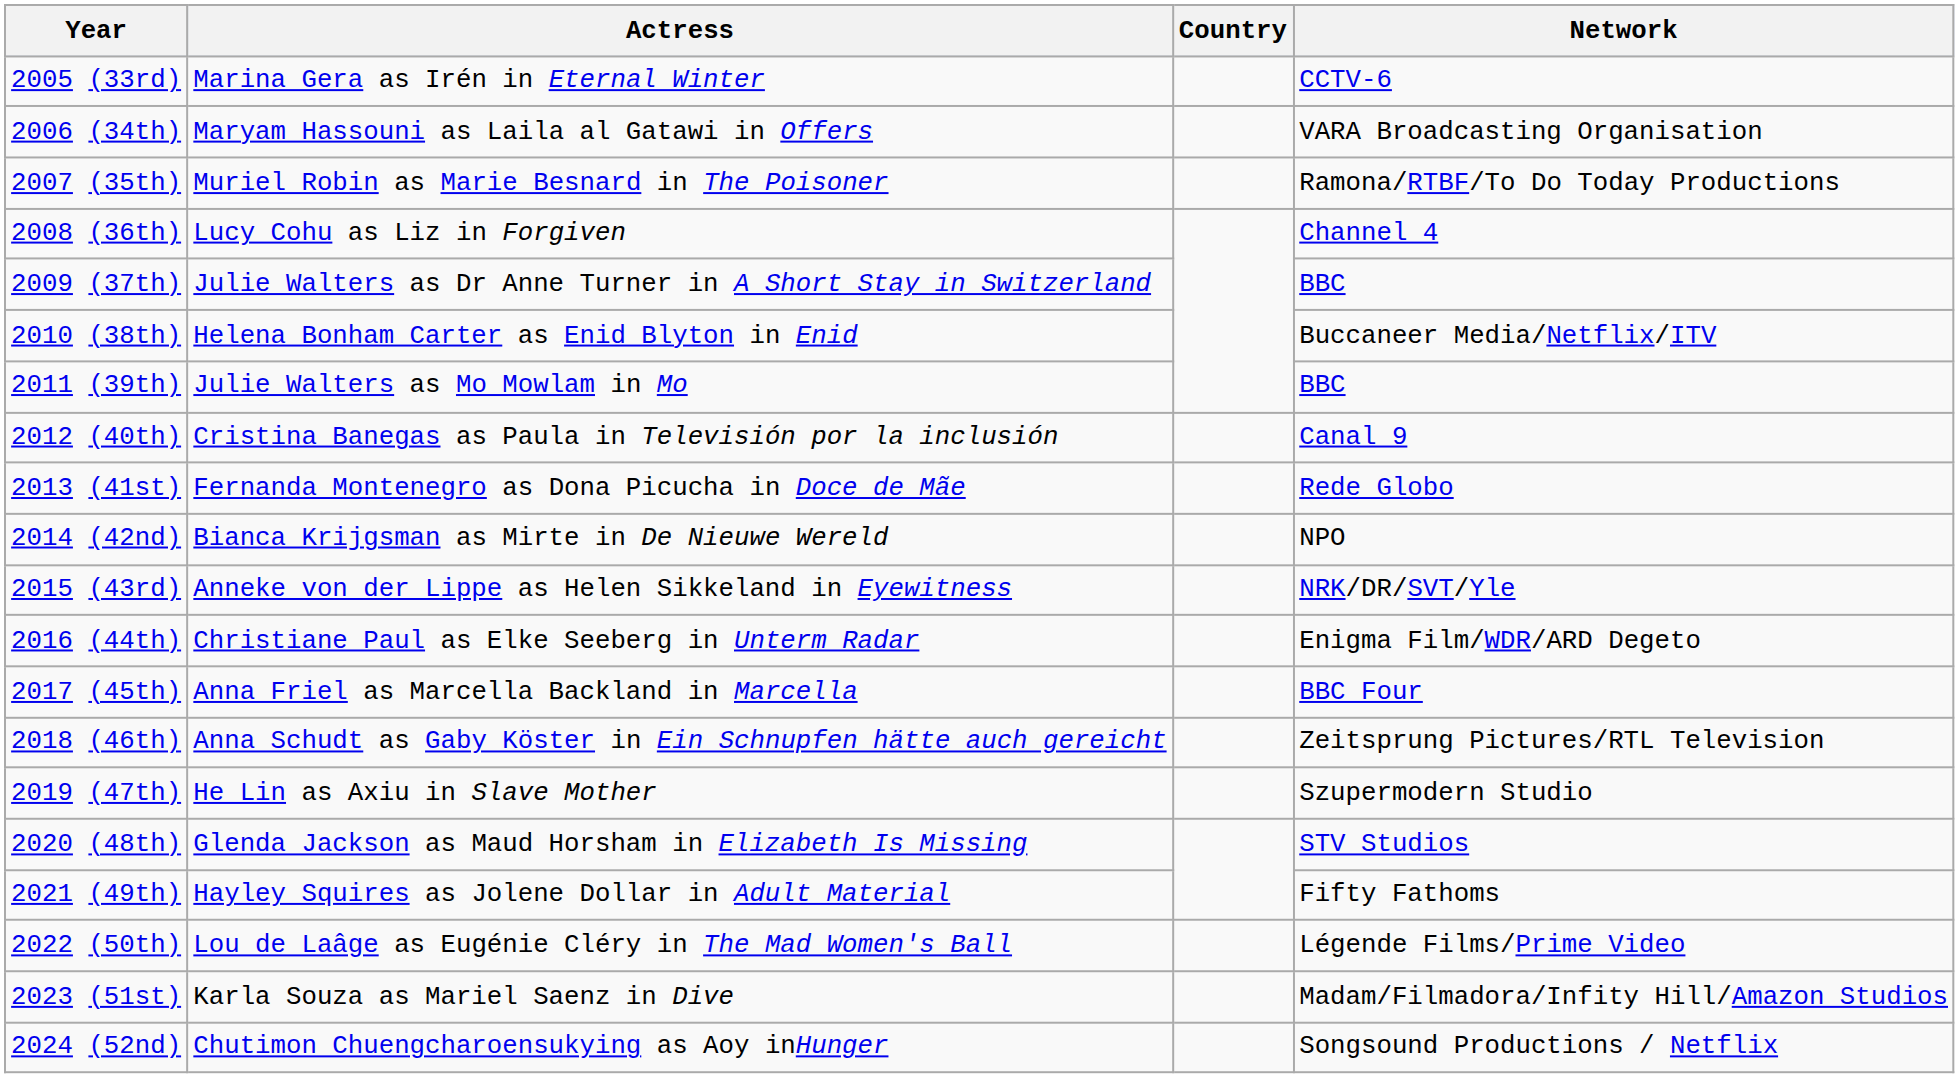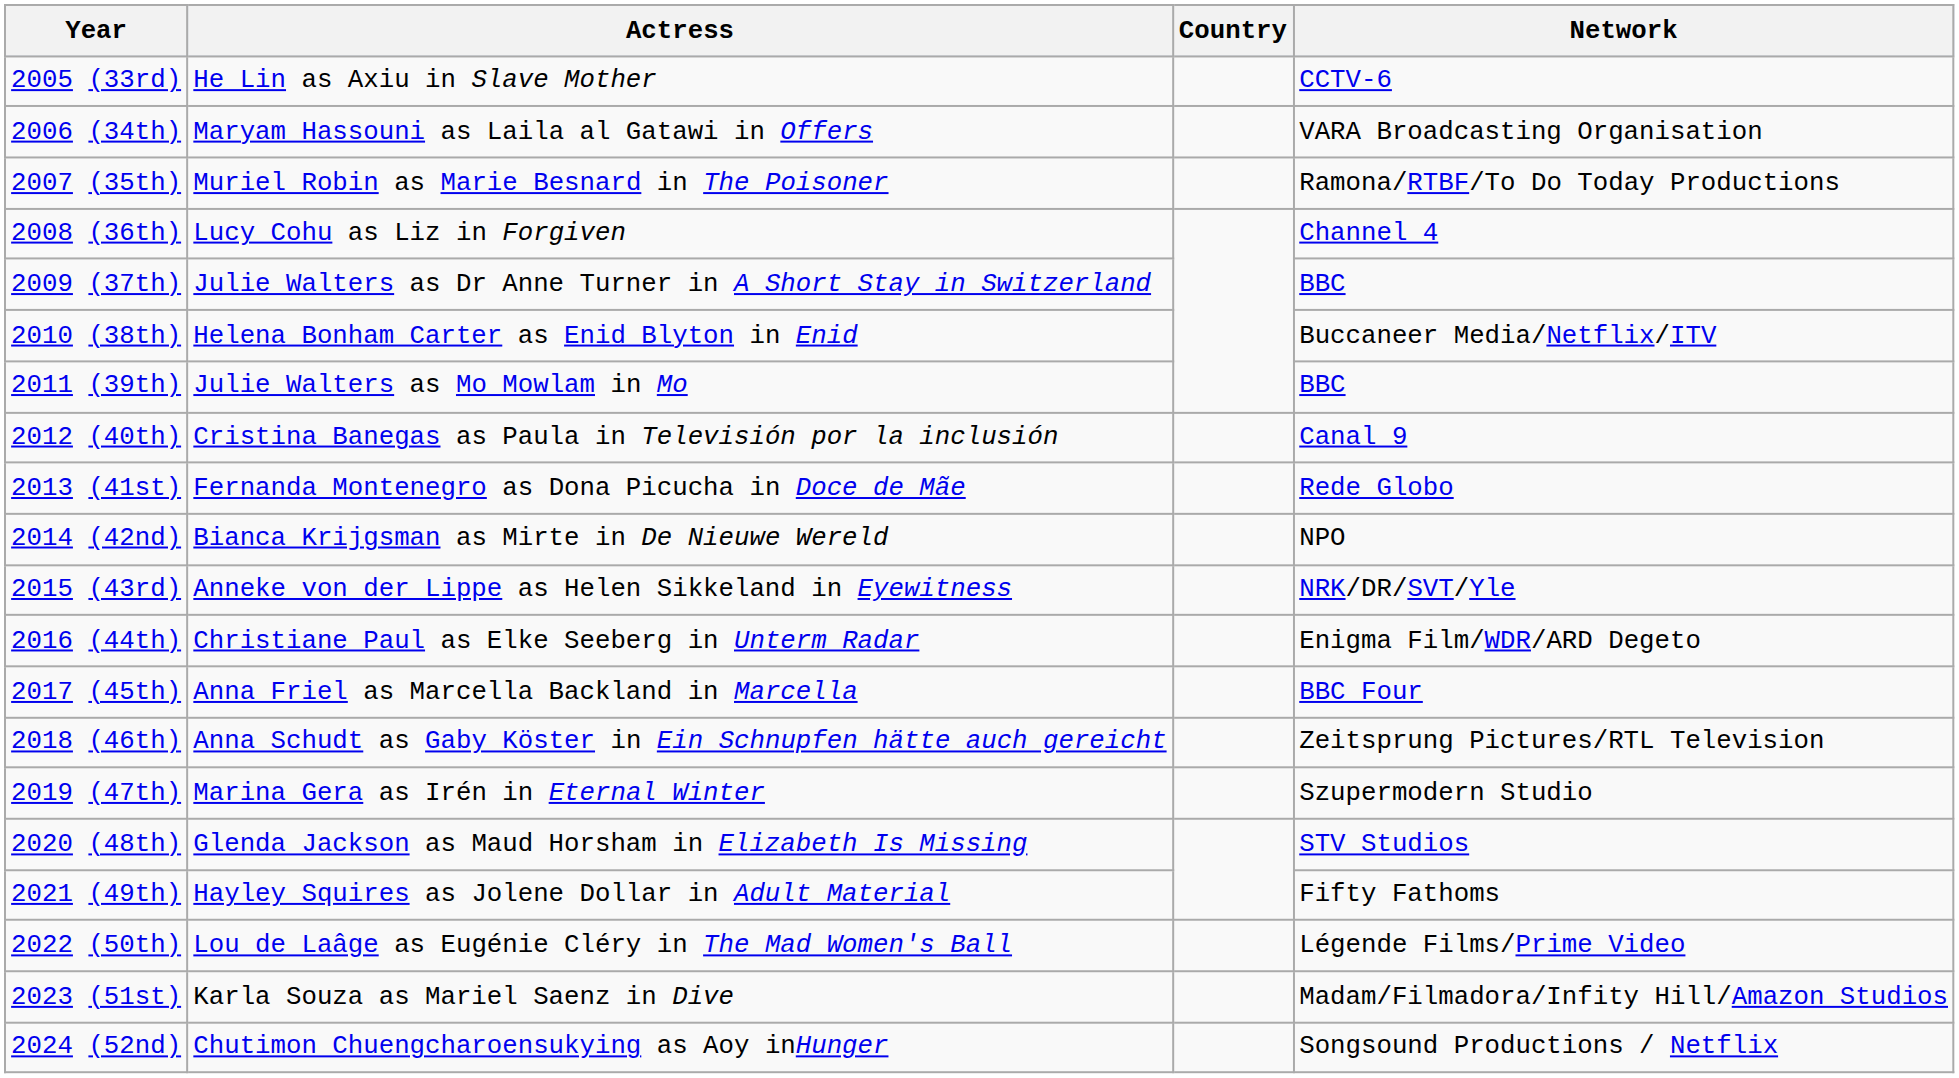(479, 81) Marina Gera as Irén in Eternal Winter -> (425, 81) He Lin as Axiu in Slave Mother
(425, 793) He Lin as Axiu in Slave Mother -> (479, 793) Marina Gera as Irén in Eternal Winter
